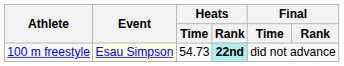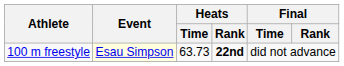(194, 53) 54.73 -> (194, 53) 63.73
(230, 53) paleturquoise background -> (230, 53) no background
